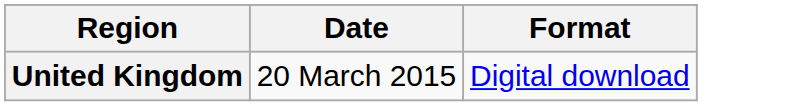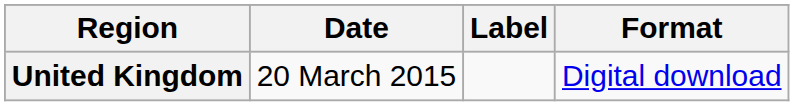+ column: (509, 28)
